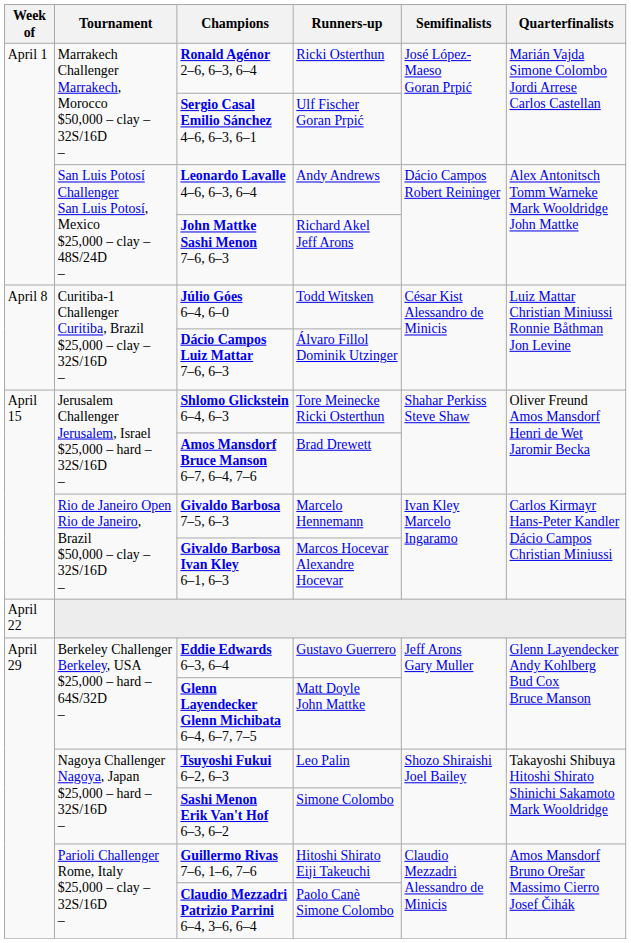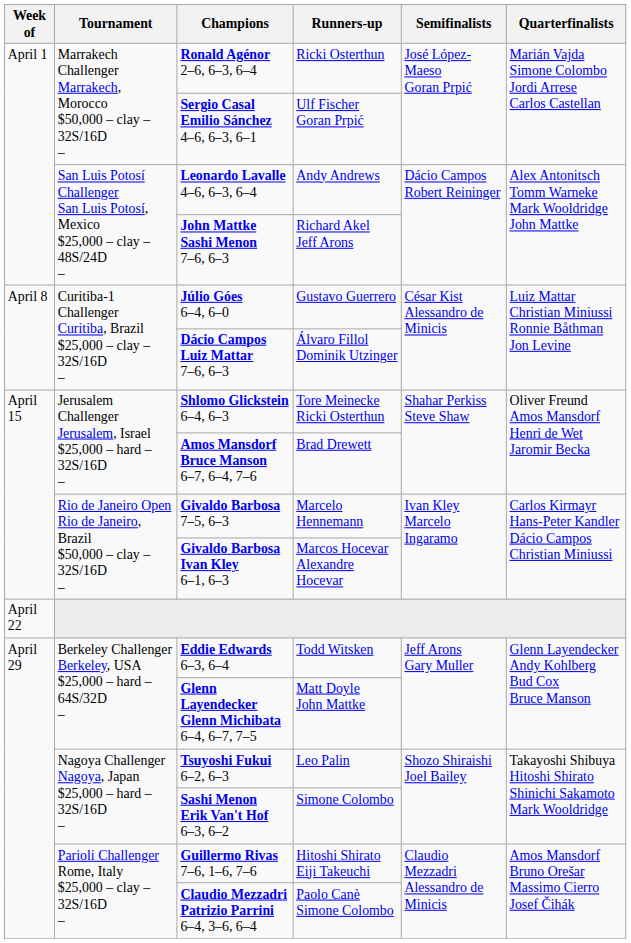(335, 296) Todd Witsken -> (346, 296) Gustavo Guerrero
(346, 649) Gustavo Guerrero -> (335, 649) Todd Witsken
